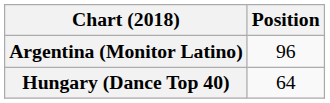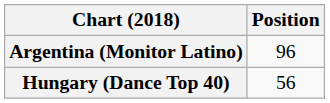(286, 82) 64 -> (286, 82) 56
